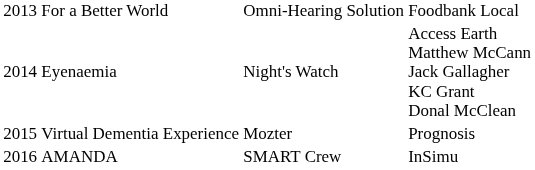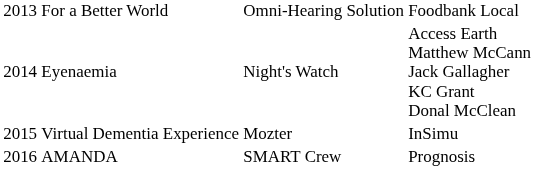(442, 133) Prognosis -> (433, 133) InSimu
(433, 156) InSimu -> (442, 156) Prognosis
